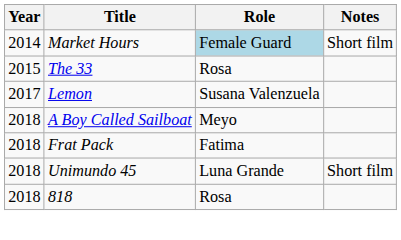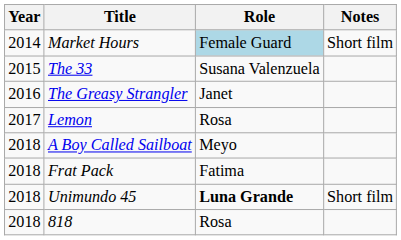(215, 68) Rosa -> (259, 68) Susana Valenzuela
+ row: (118, 94)
(259, 94) Susana Valenzuela -> (215, 119) Rosa
(242, 171) normal -> (246, 196) bold
